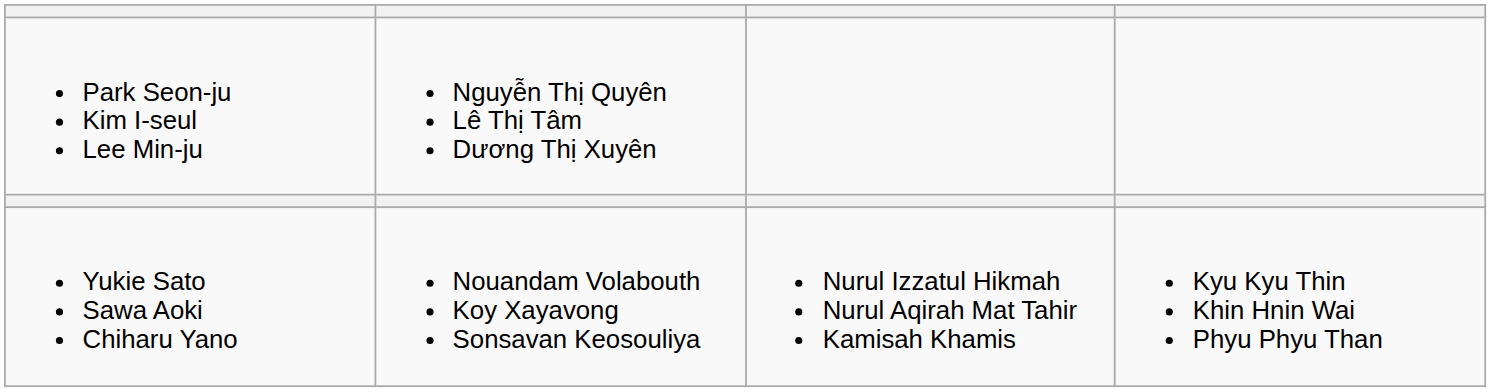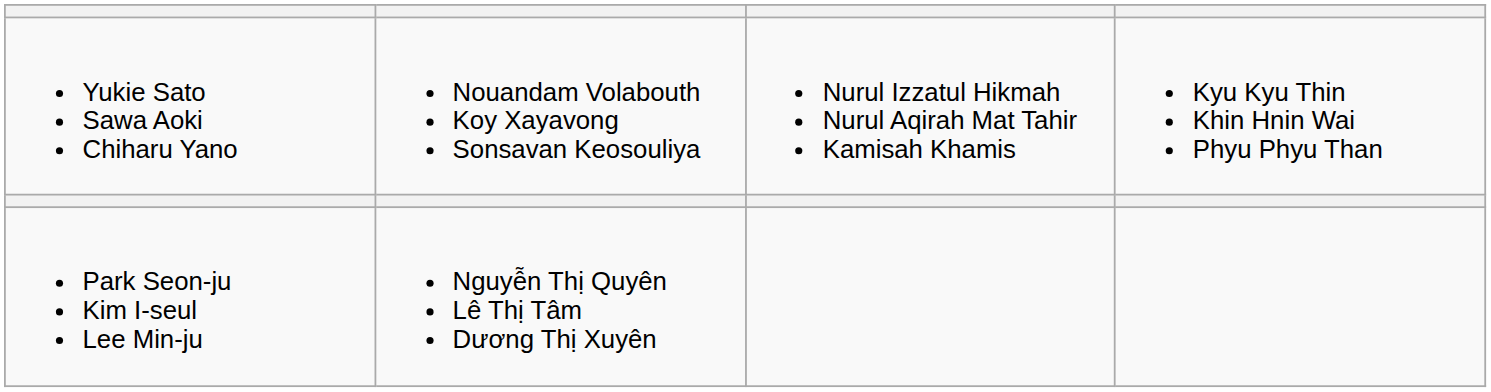rows swapped: (190, 311) <-> (190, 121)
